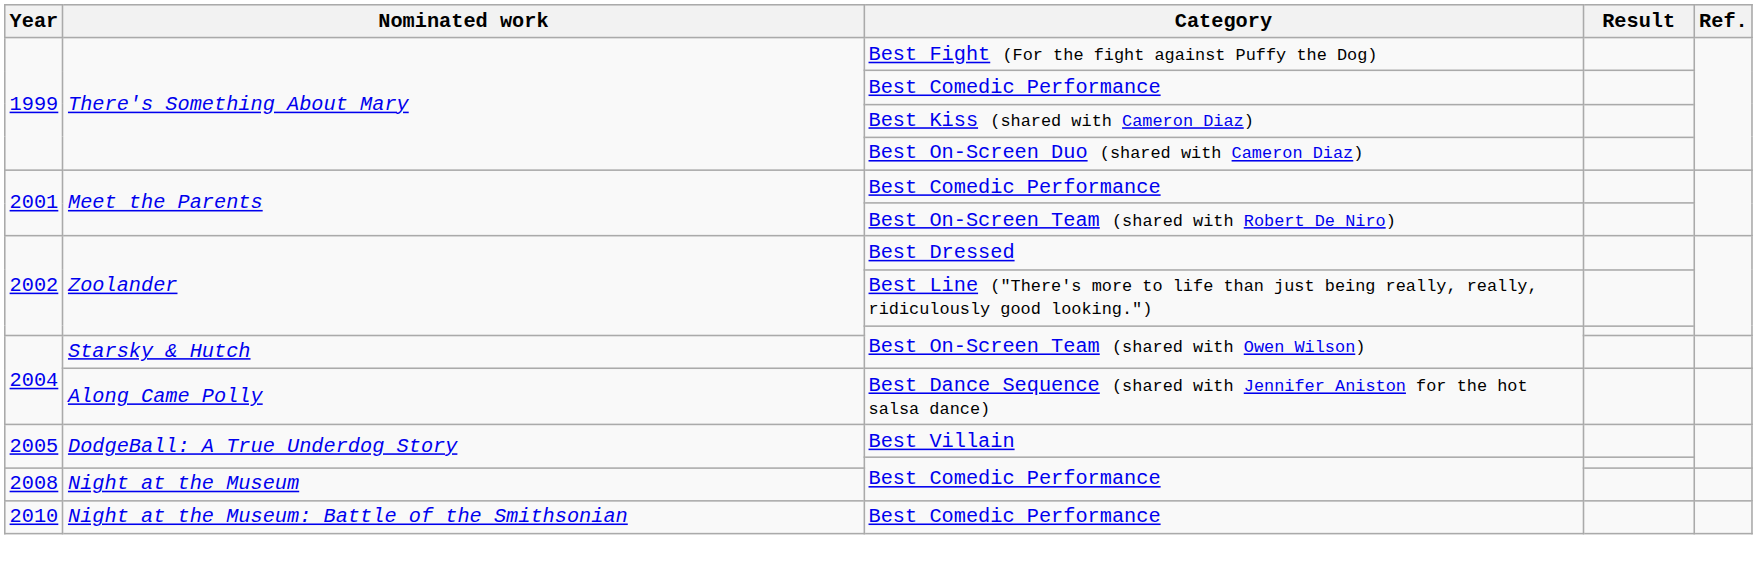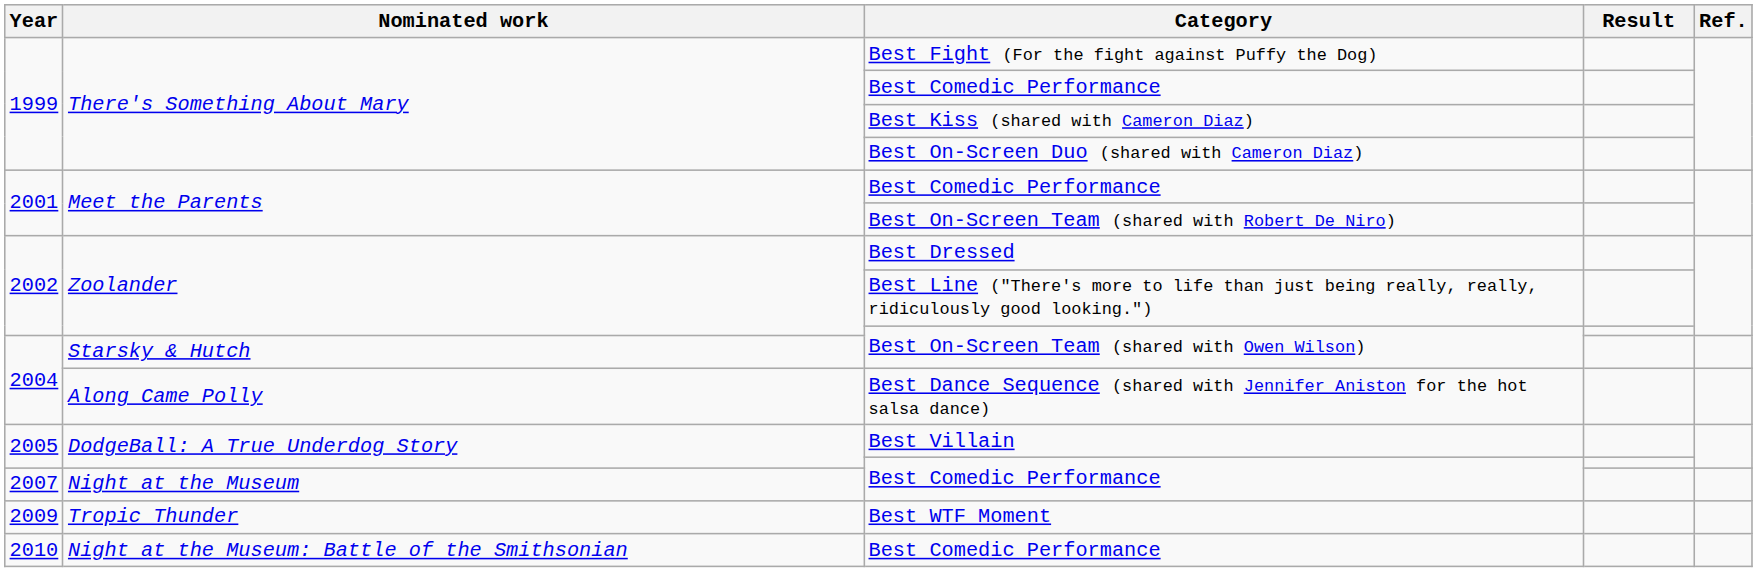(34, 484) 2008 -> (34, 484) 2007
+ row: (153, 517)
